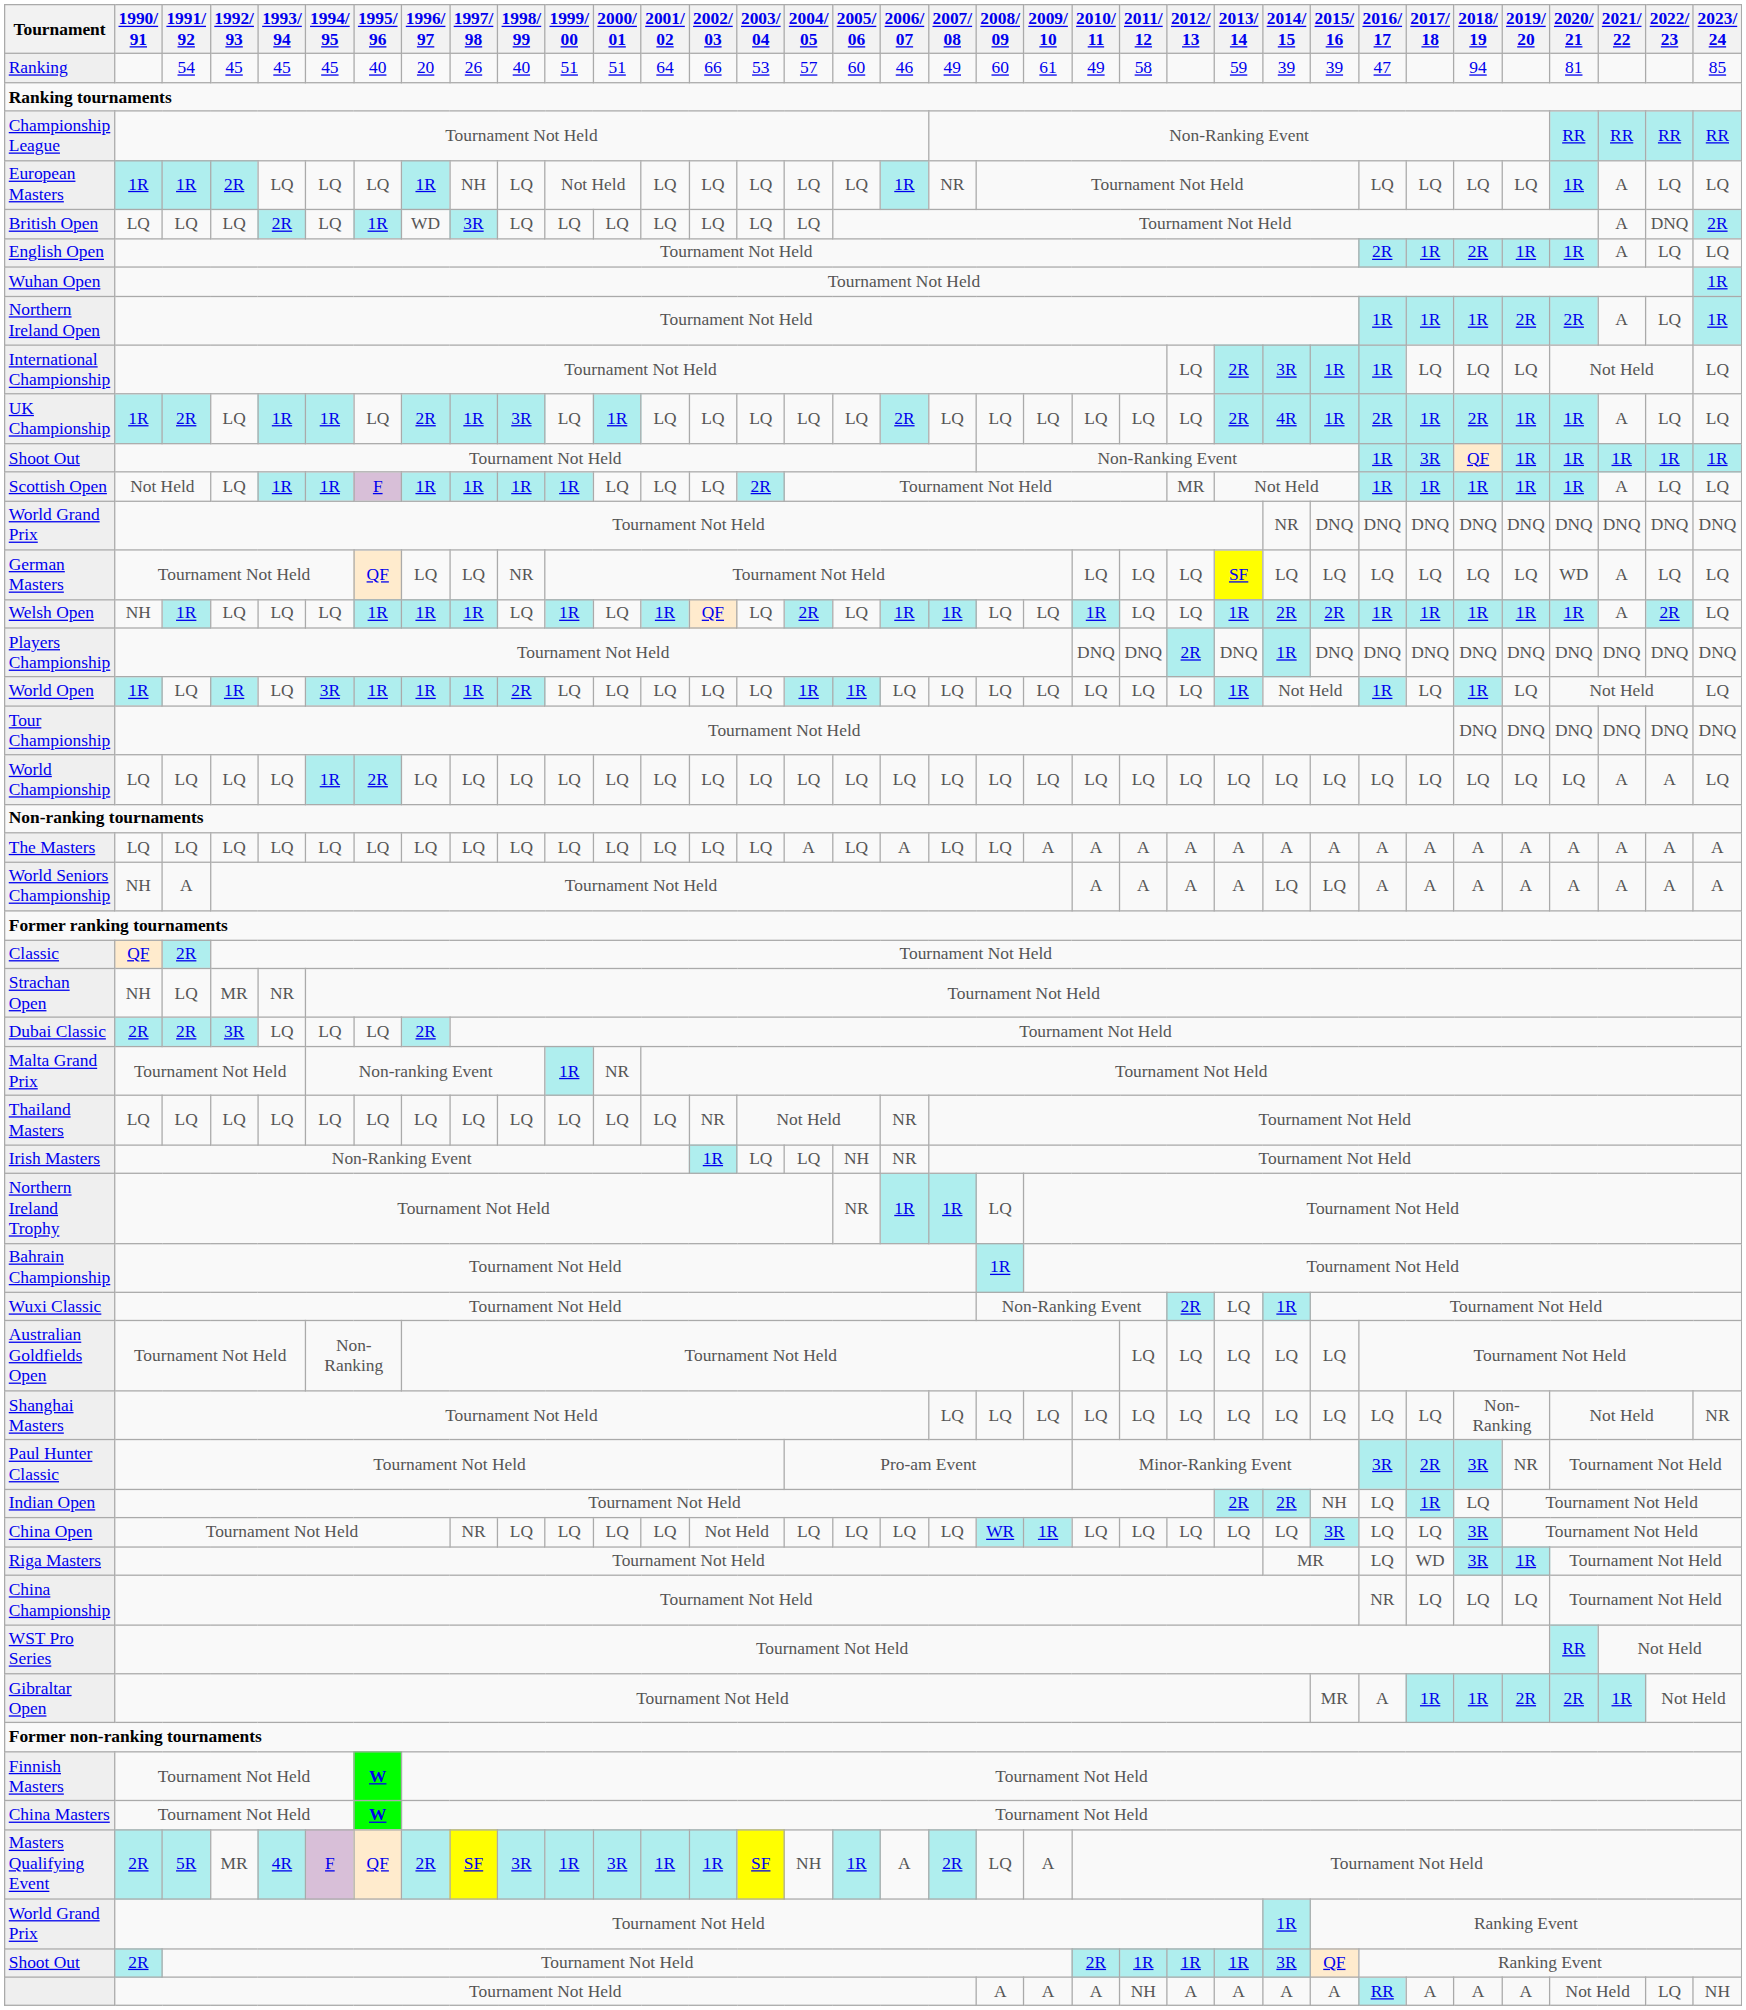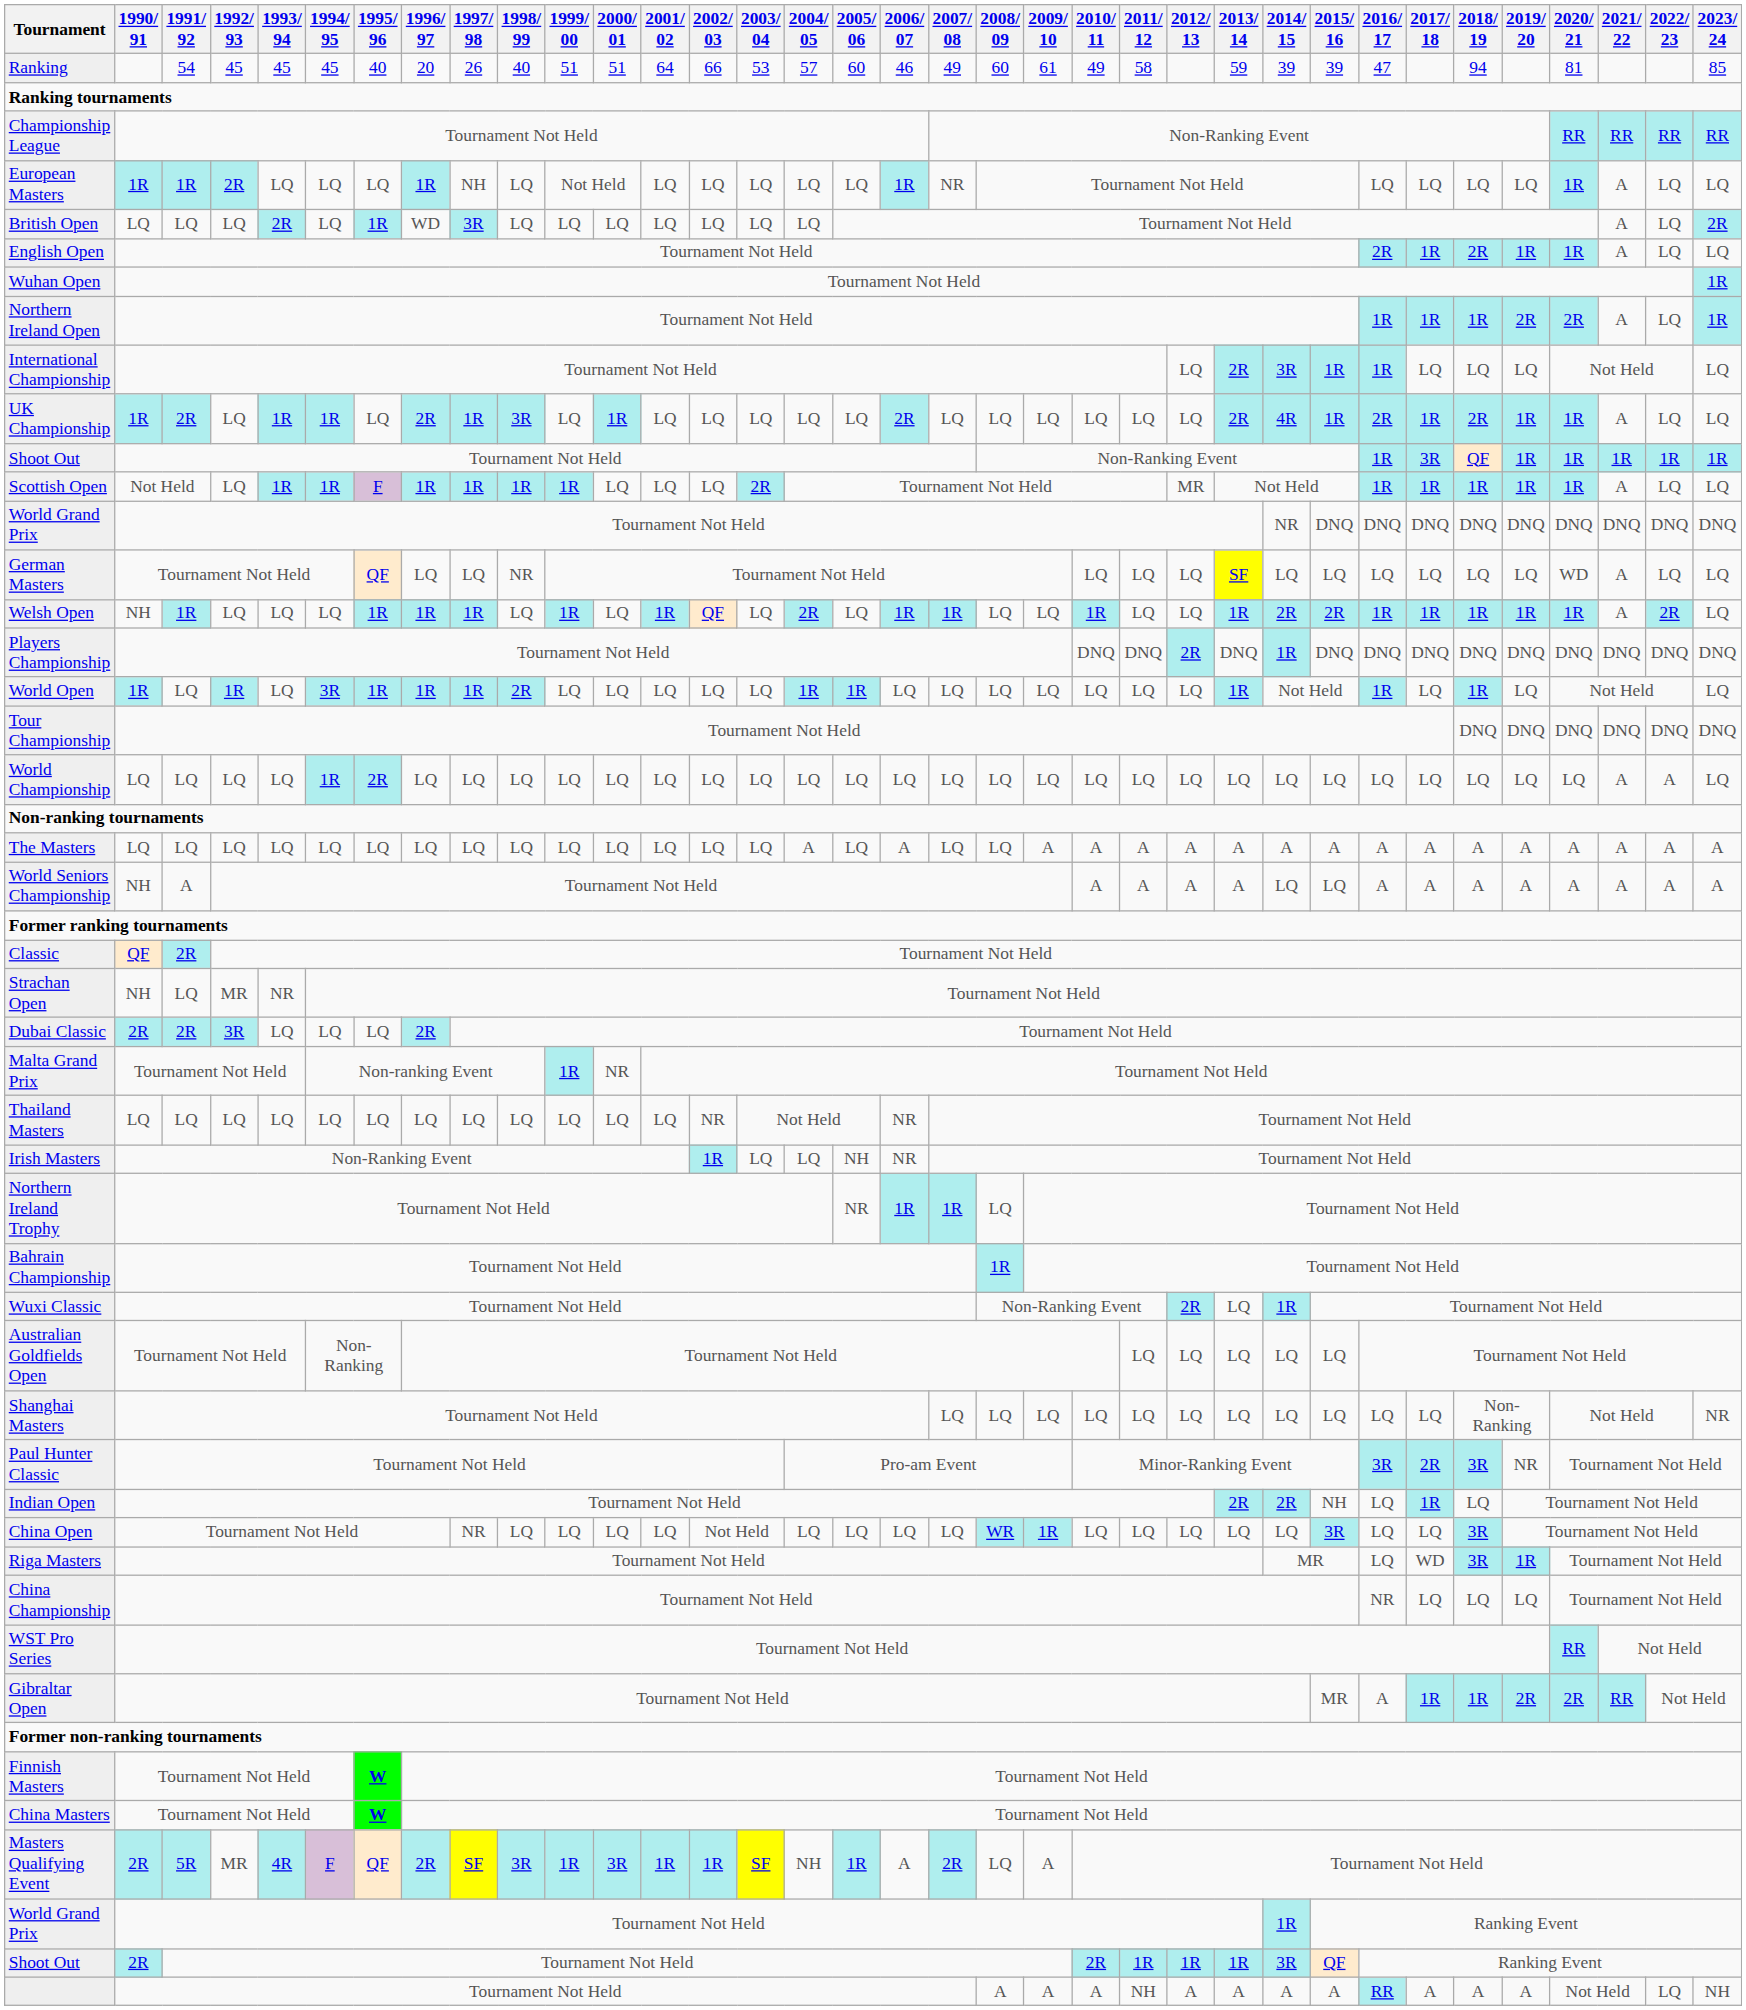(1670, 223) DNQ -> (1670, 223) LQ
(1622, 1697) 1R -> (1622, 1697) RR
